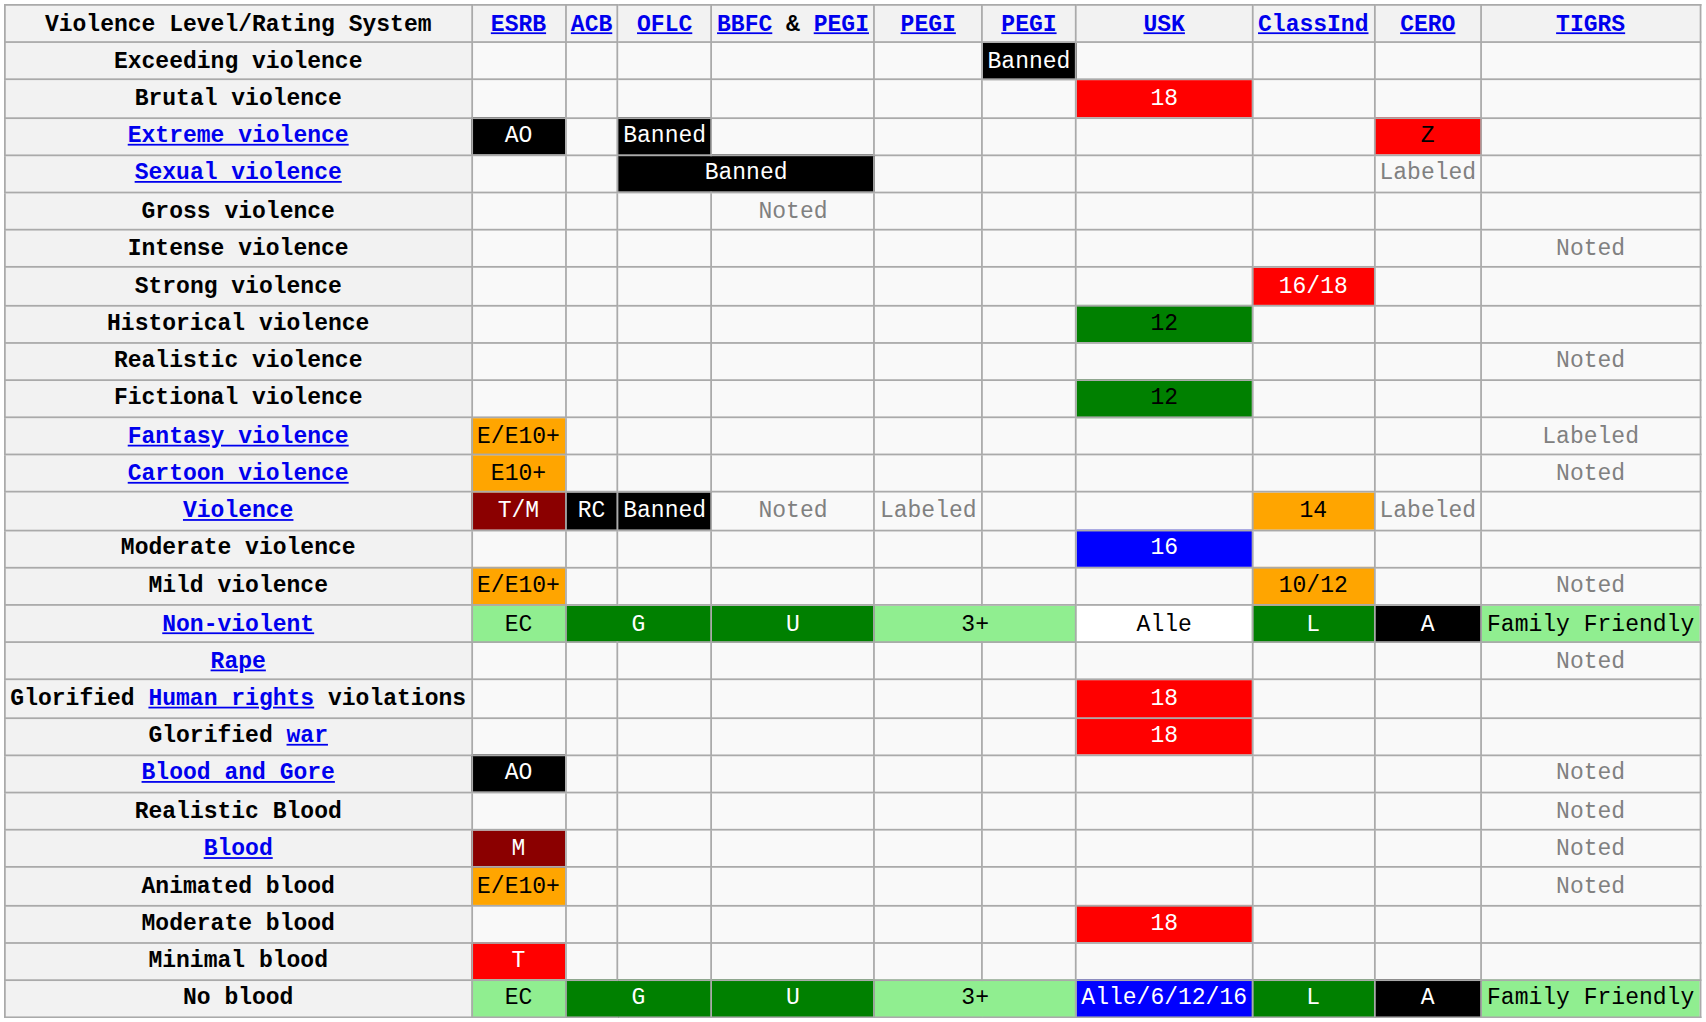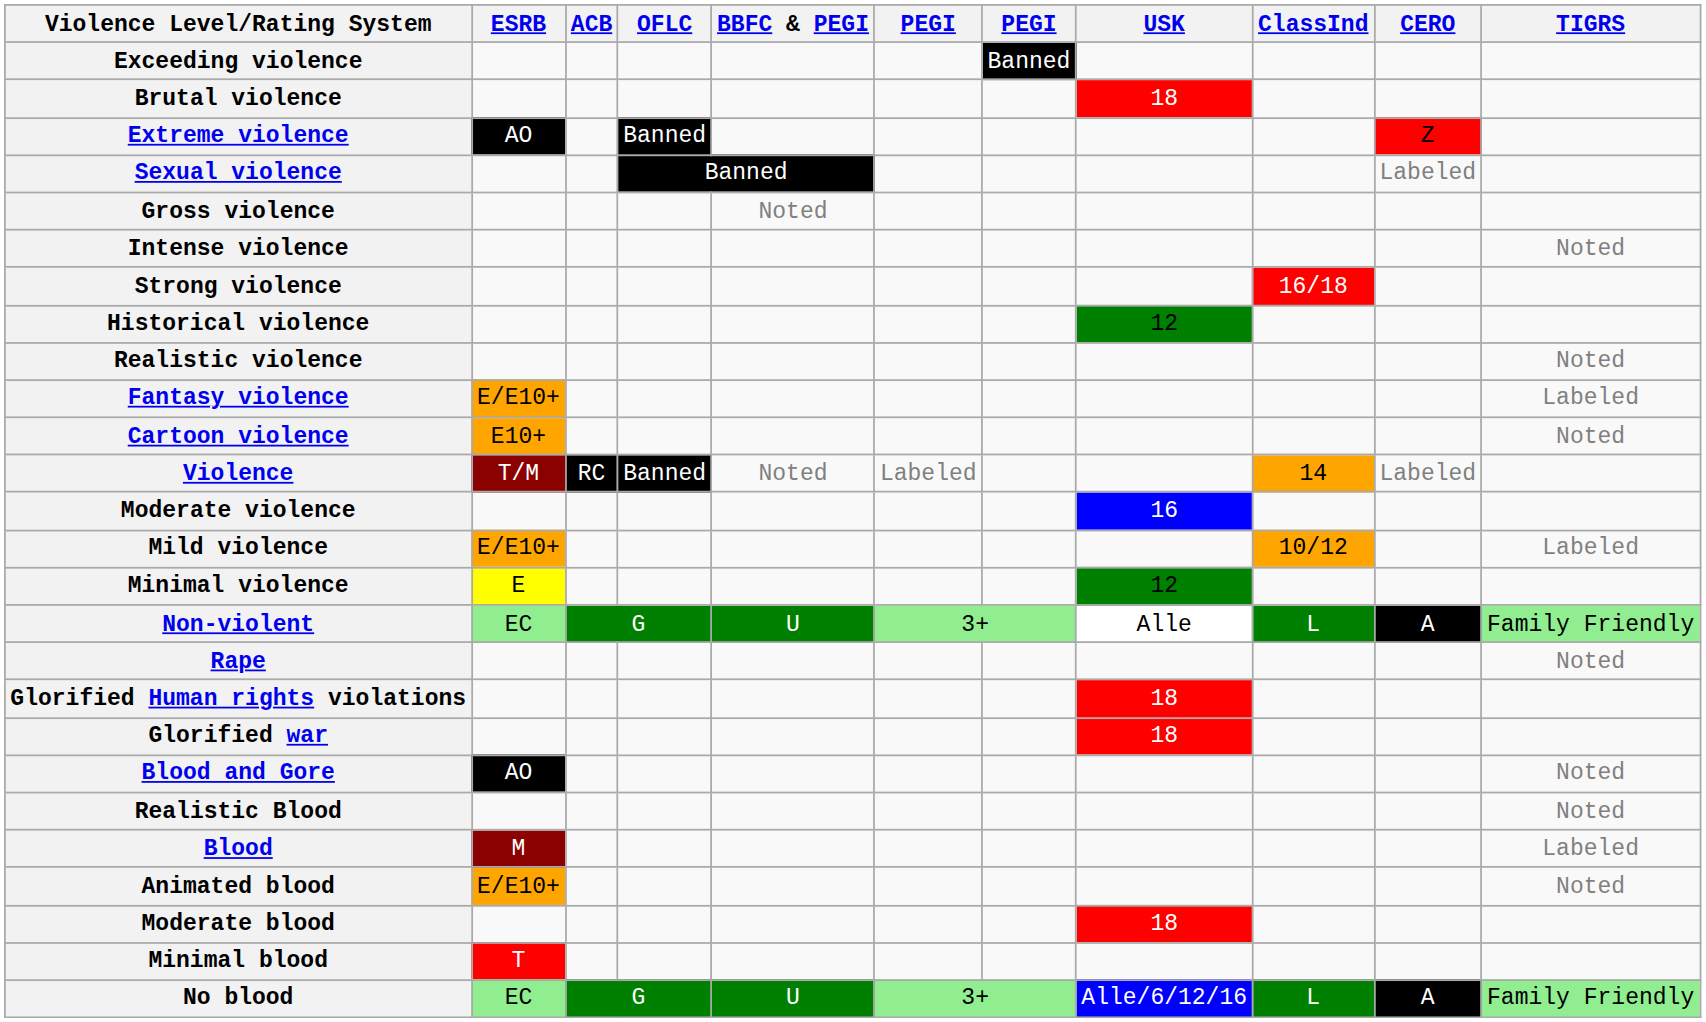- row: (238, 399)
(1591, 586) Noted -> (1591, 549) Labeled
+ row: (238, 586)
(1591, 849) Noted -> (1591, 849) Labeled
